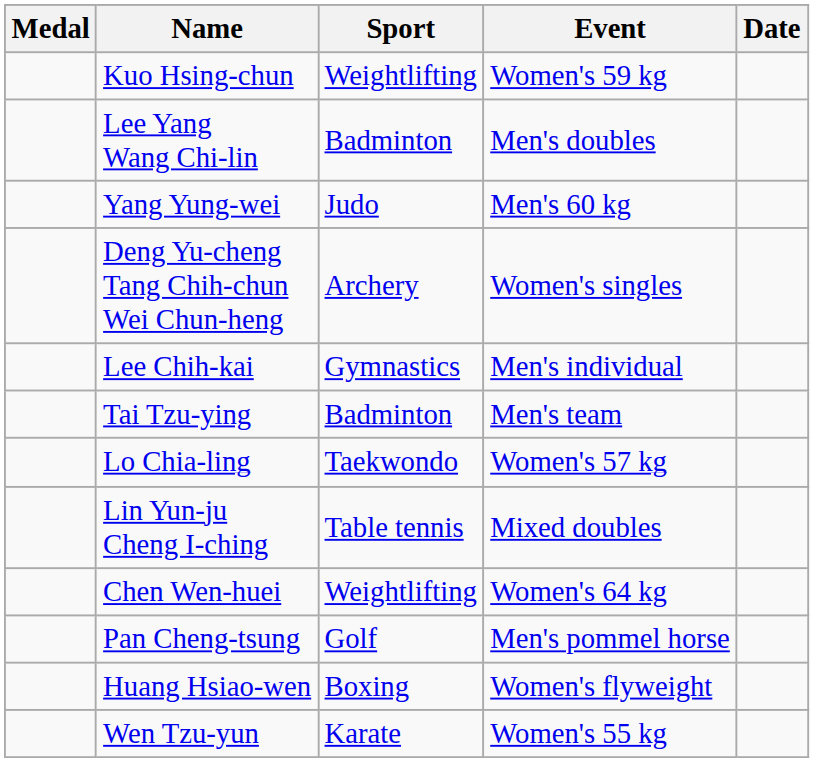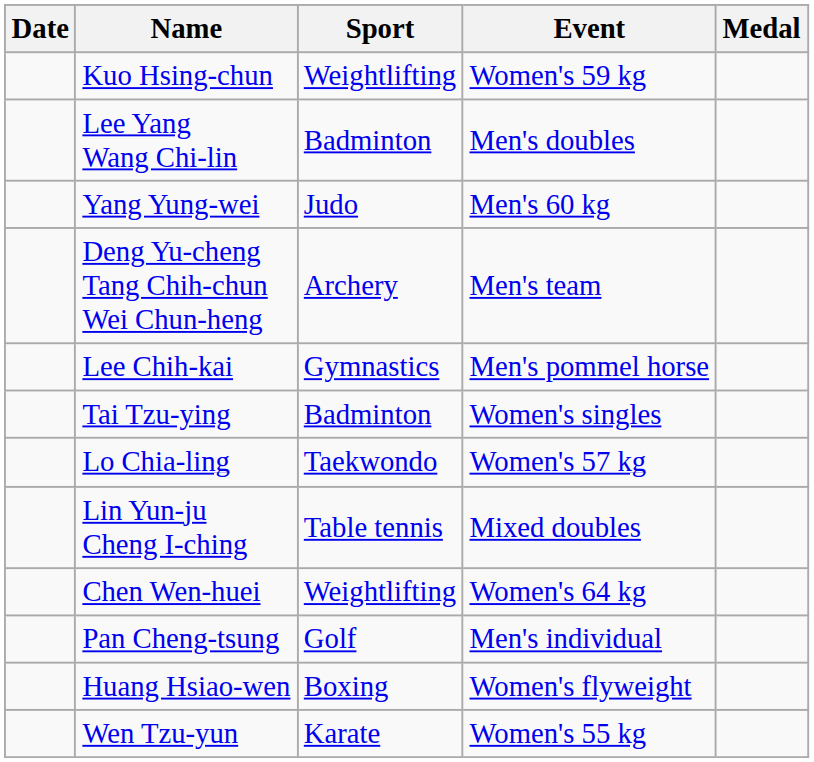columns swapped: (51, 28) <-> (772, 28)
(586, 285) Women's singles -> (535, 285) Men's team
(587, 367) Men's individual -> (589, 367) Men's pommel horse
(556, 414) Men's team -> (565, 414) Women's singles
(610, 638) Men's pommel horse -> (566, 638) Men's individual
